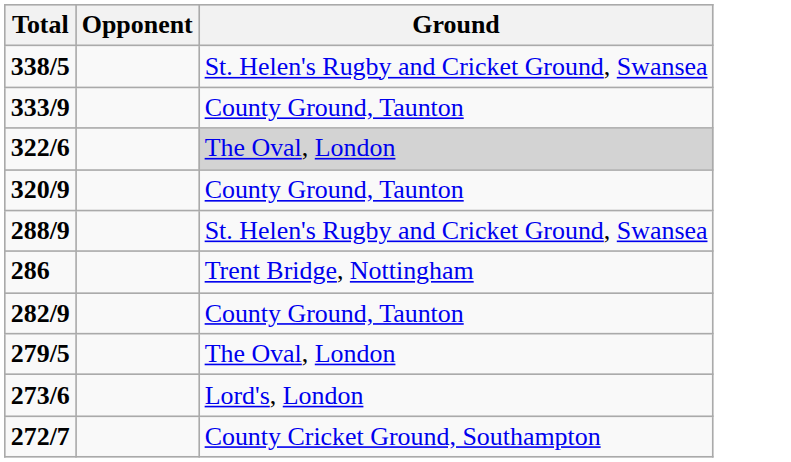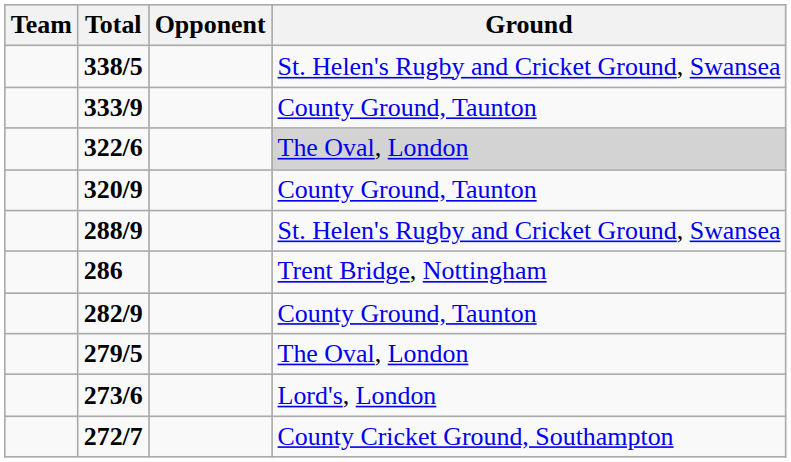+ column: (41, 25)
